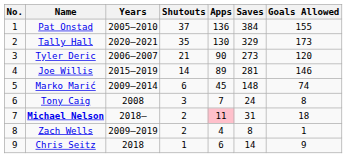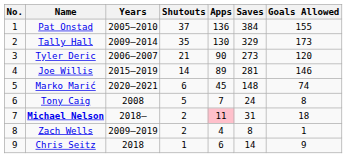(133, 41) 2020–2021 -> (133, 41) 2009–2014
(133, 86) 2009–2014 -> (133, 86) 2020–2021
(184, 101) 3 -> (184, 101) 5
